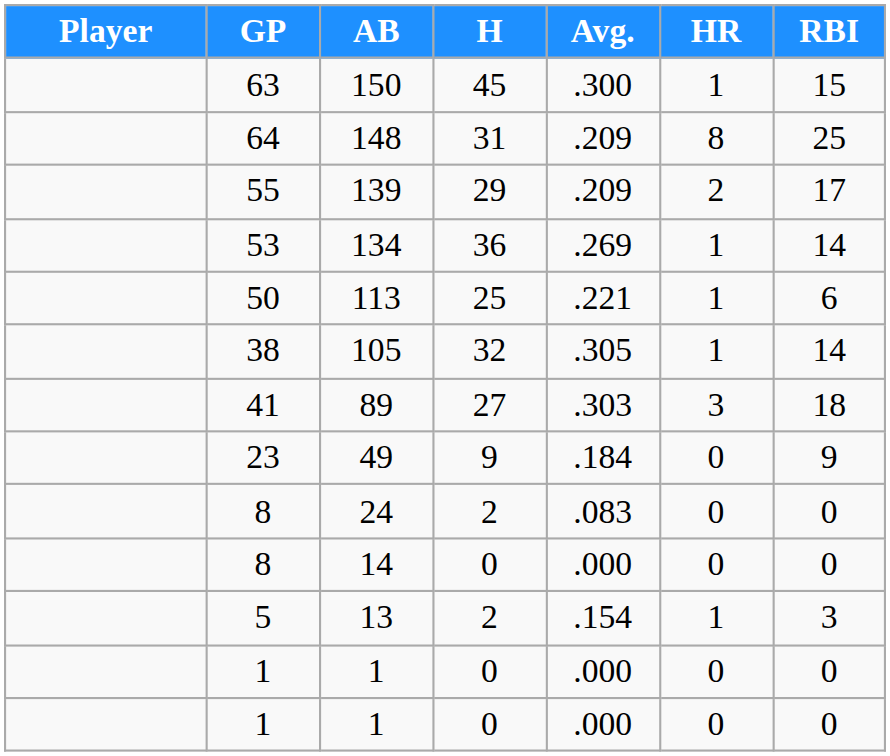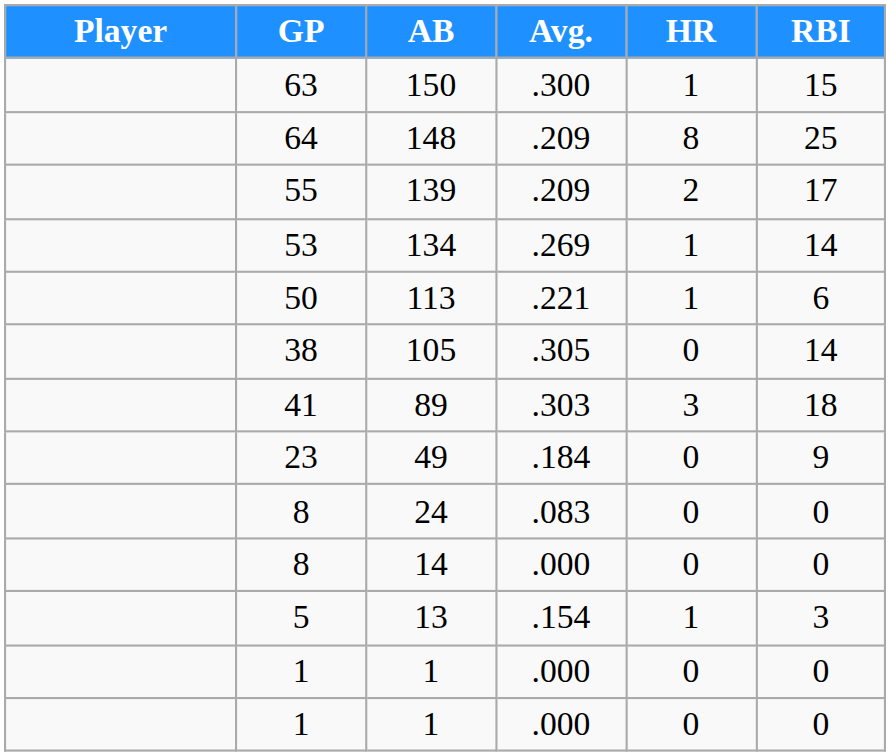- column: (489, 31)
(716, 350) 1 -> (691, 350) 0
